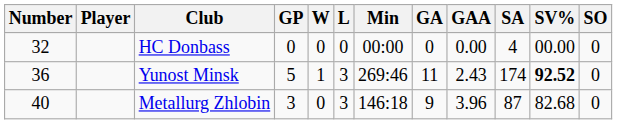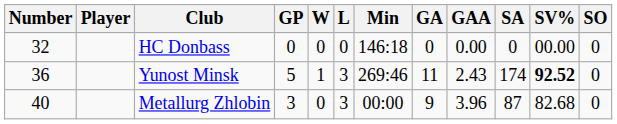(383, 47) 00:00 -> (383, 47) 146:18
(513, 47) 4 -> (513, 47) 0
(383, 103) 146:18 -> (383, 103) 00:00
